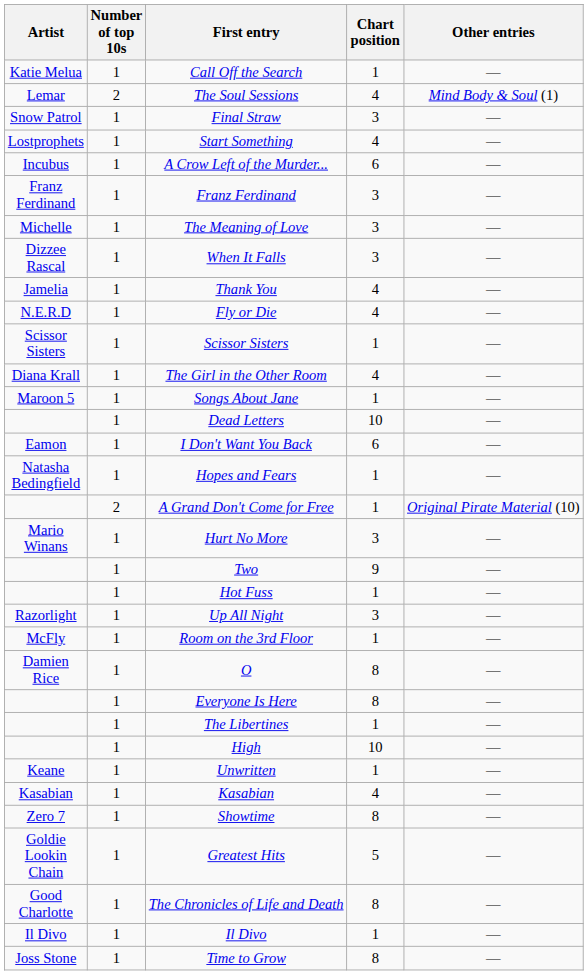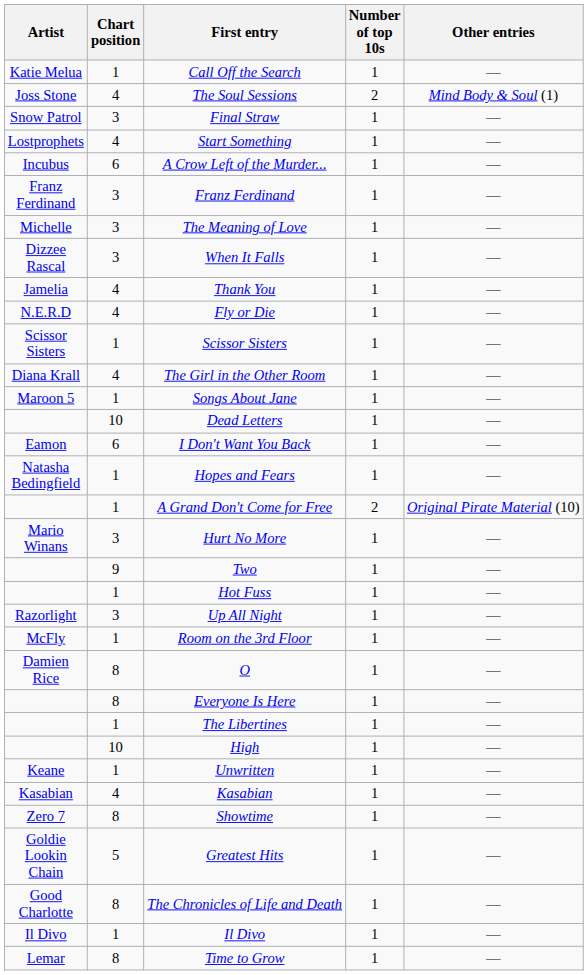columns swapped: (116, 32) <-> (375, 32)
(46, 94) Lemar -> (46, 94) Joss Stone
(46, 958) Joss Stone -> (46, 958) Lemar
